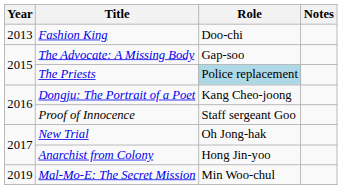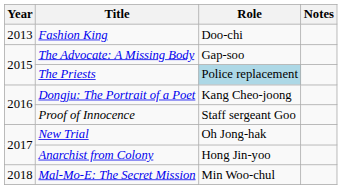(20, 174) 2019 -> (20, 174) 2018
